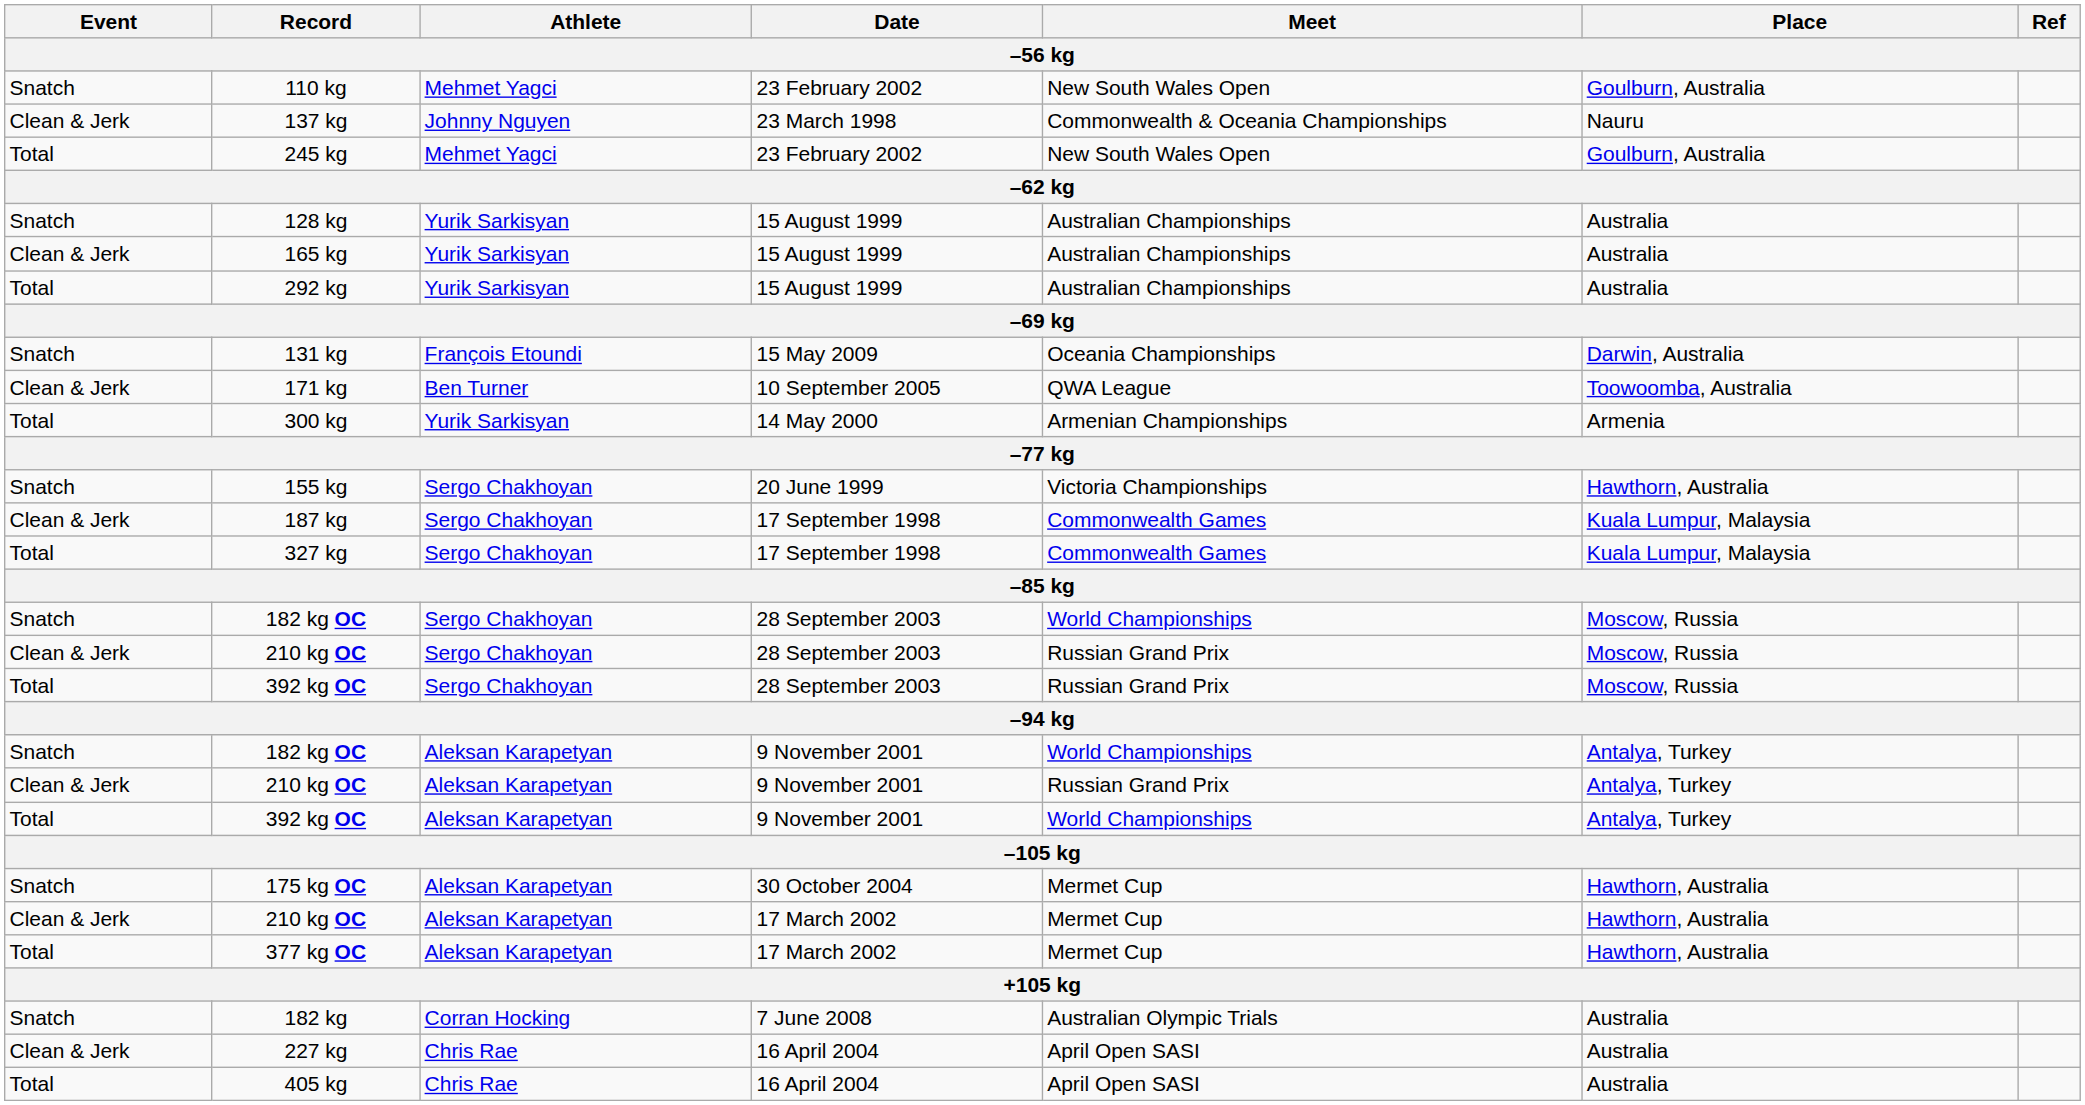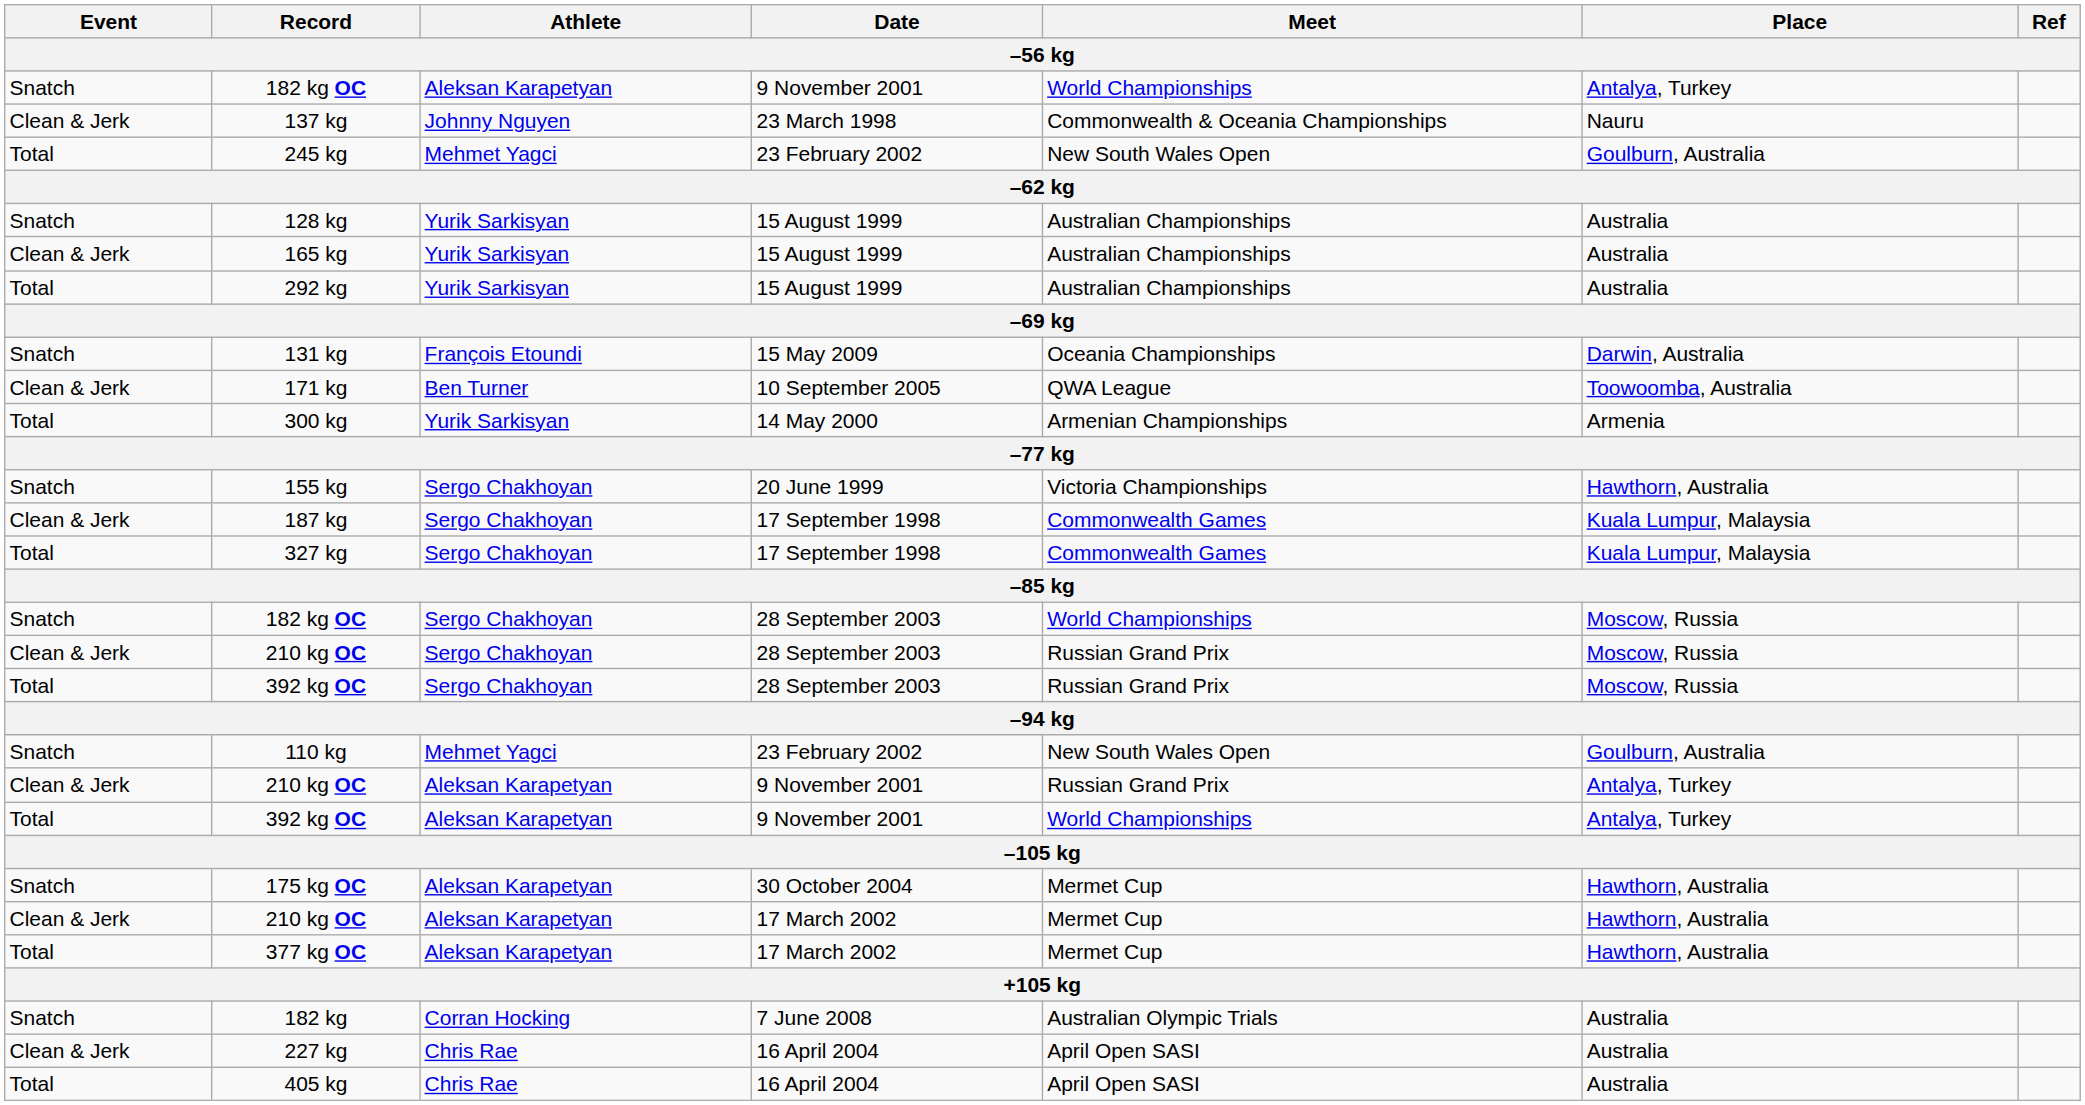rows swapped: (316, 88) <-> (316, 752)
